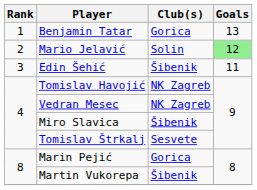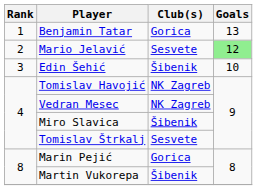(167, 49) Solin -> (174, 49) Sesvete
(232, 67) 11 -> (232, 67) 10
